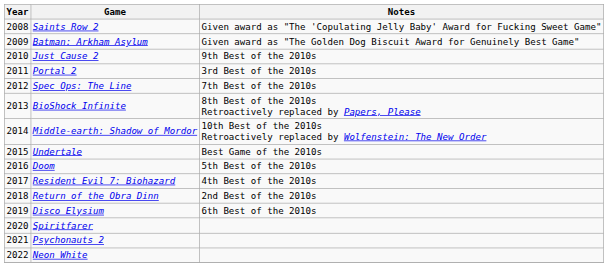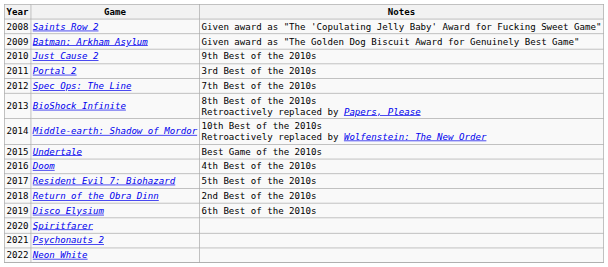(259, 166) 5th Best of the 2010s -> (259, 166) 4th Best of the 2010s
(259, 181) 4th Best of the 2010s -> (259, 181) 5th Best of the 2010s
